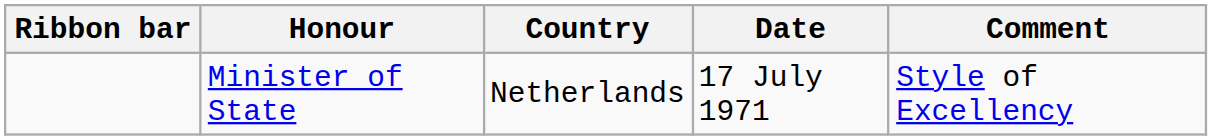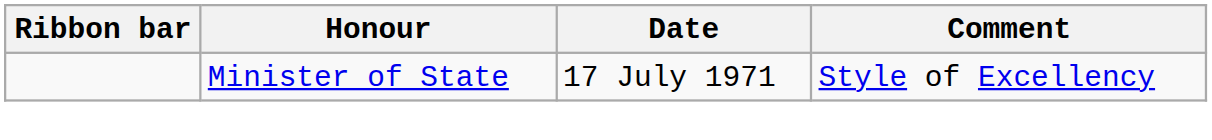- column: (587, 29)
